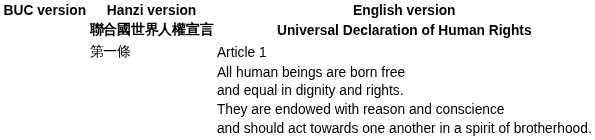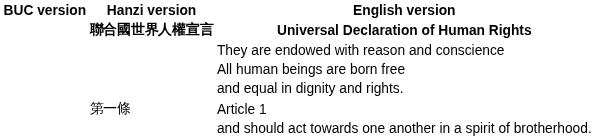rows swapped: (242, 52) <-> (361, 110)
